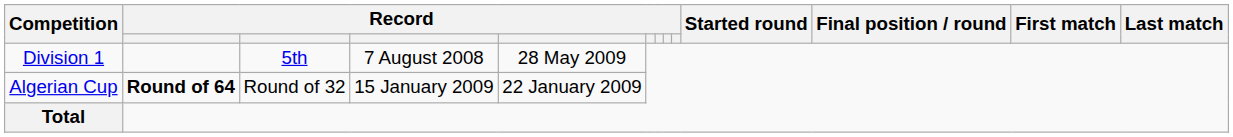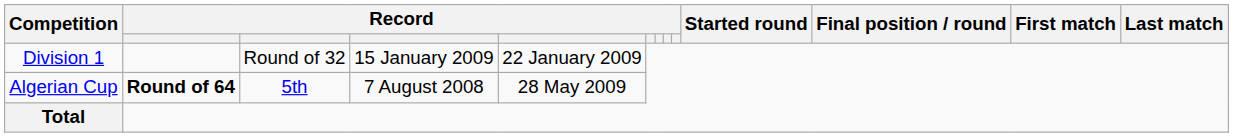(295, 57) 5th -> (295, 57) Round of 32
(424, 57) 7 August 2008 -> (424, 57) 15 January 2009
(572, 57) 28 May 2009 -> (572, 57) 22 January 2009
(295, 87) Round of 32 -> (295, 87) 5th
(424, 87) 15 January 2009 -> (424, 87) 7 August 2008
(572, 87) 22 January 2009 -> (572, 87) 28 May 2009
